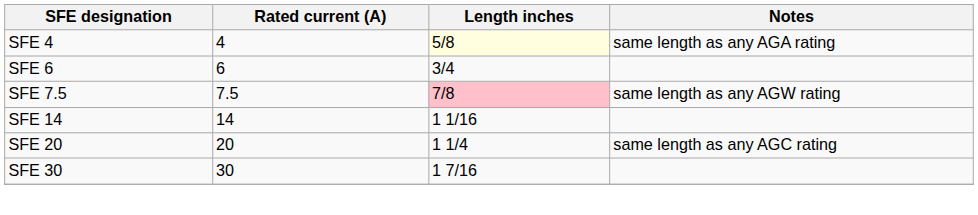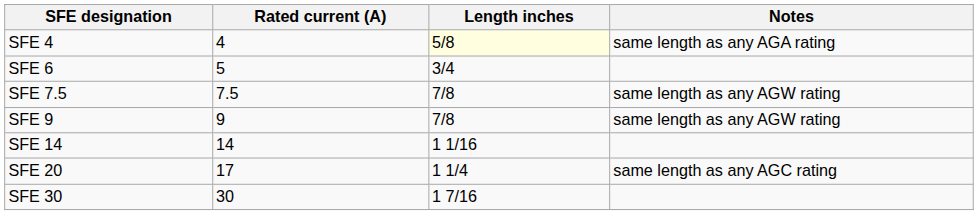(221, 68) 6 -> (221, 68) 5
(443, 94) pink background -> (443, 94) no background
+ row: (31, 119)
(225, 145) 20 -> (225, 171) 17
